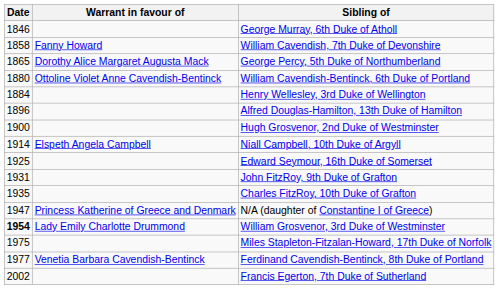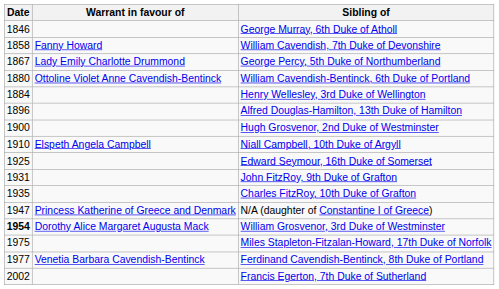(18, 62) 1865 -> (18, 62) 1867
(122, 62) Dorothy Alice Margaret Augusta Mack -> (110, 62) Lady Emily Charlotte Drummond
(18, 144) 1914 -> (18, 144) 1910
(110, 227) Lady Emily Charlotte Drummond -> (122, 227) Dorothy Alice Margaret Augusta Mack
